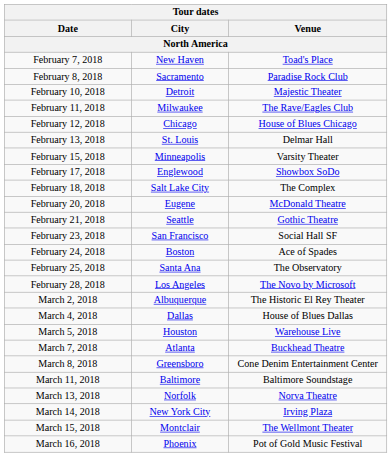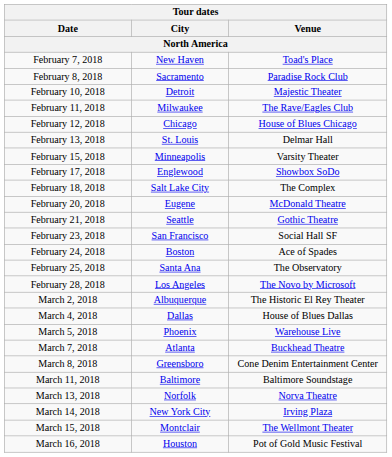(180, 332) Houston -> (180, 332) Phoenix
(180, 444) Phoenix -> (180, 444) Houston
